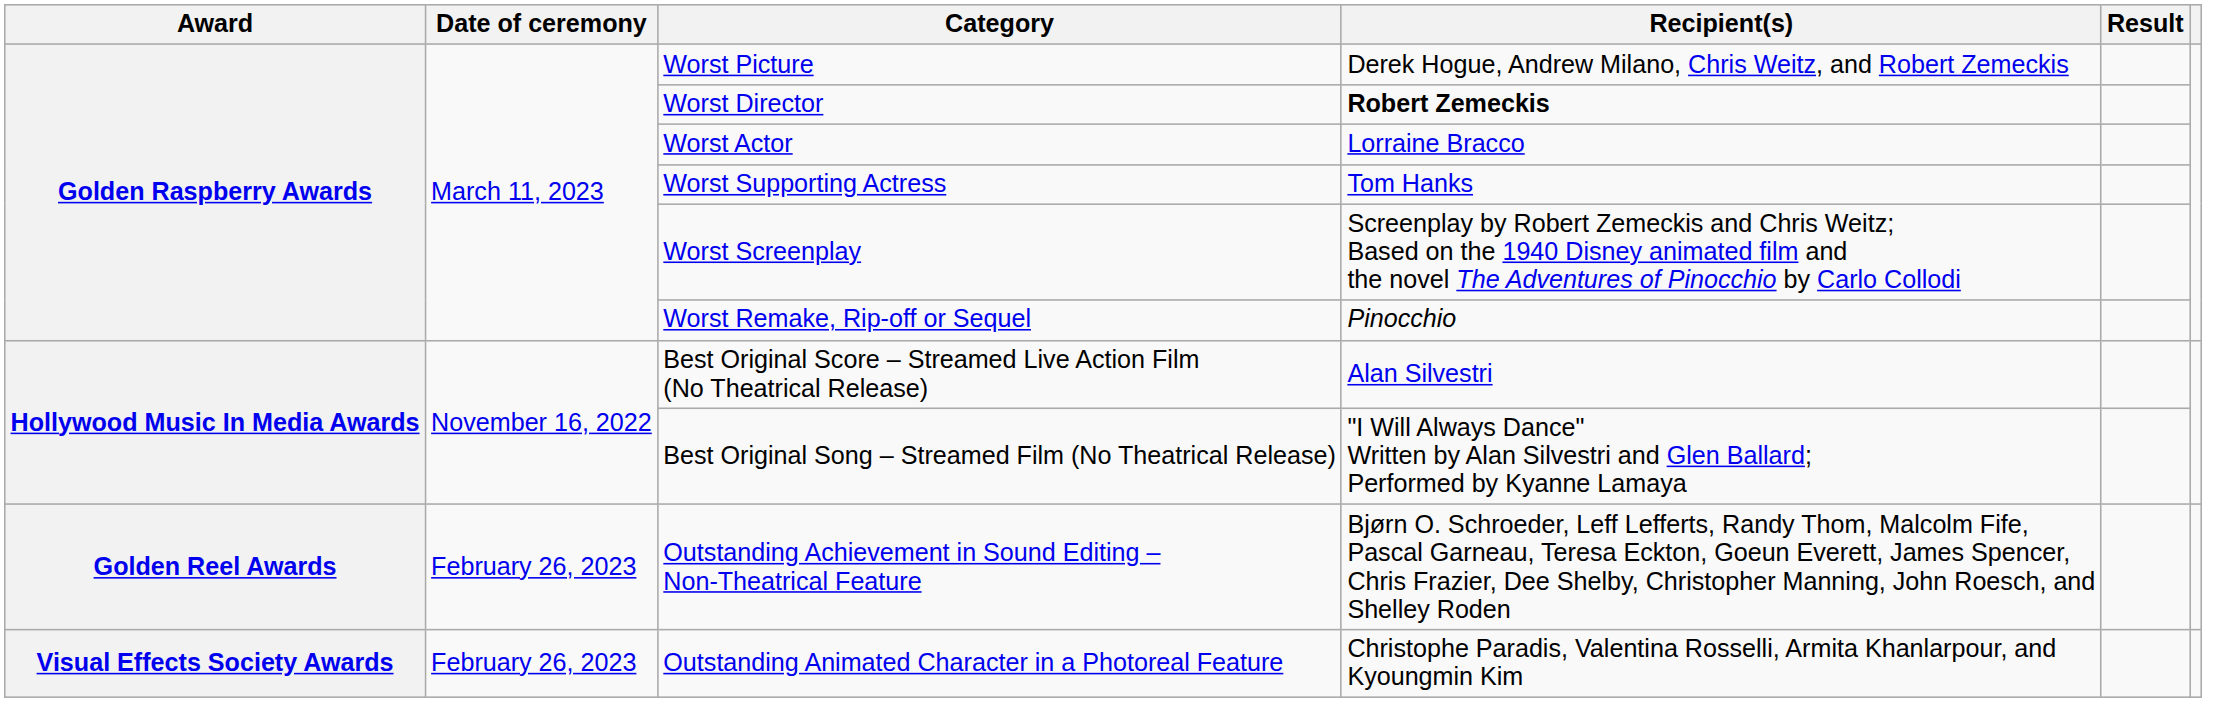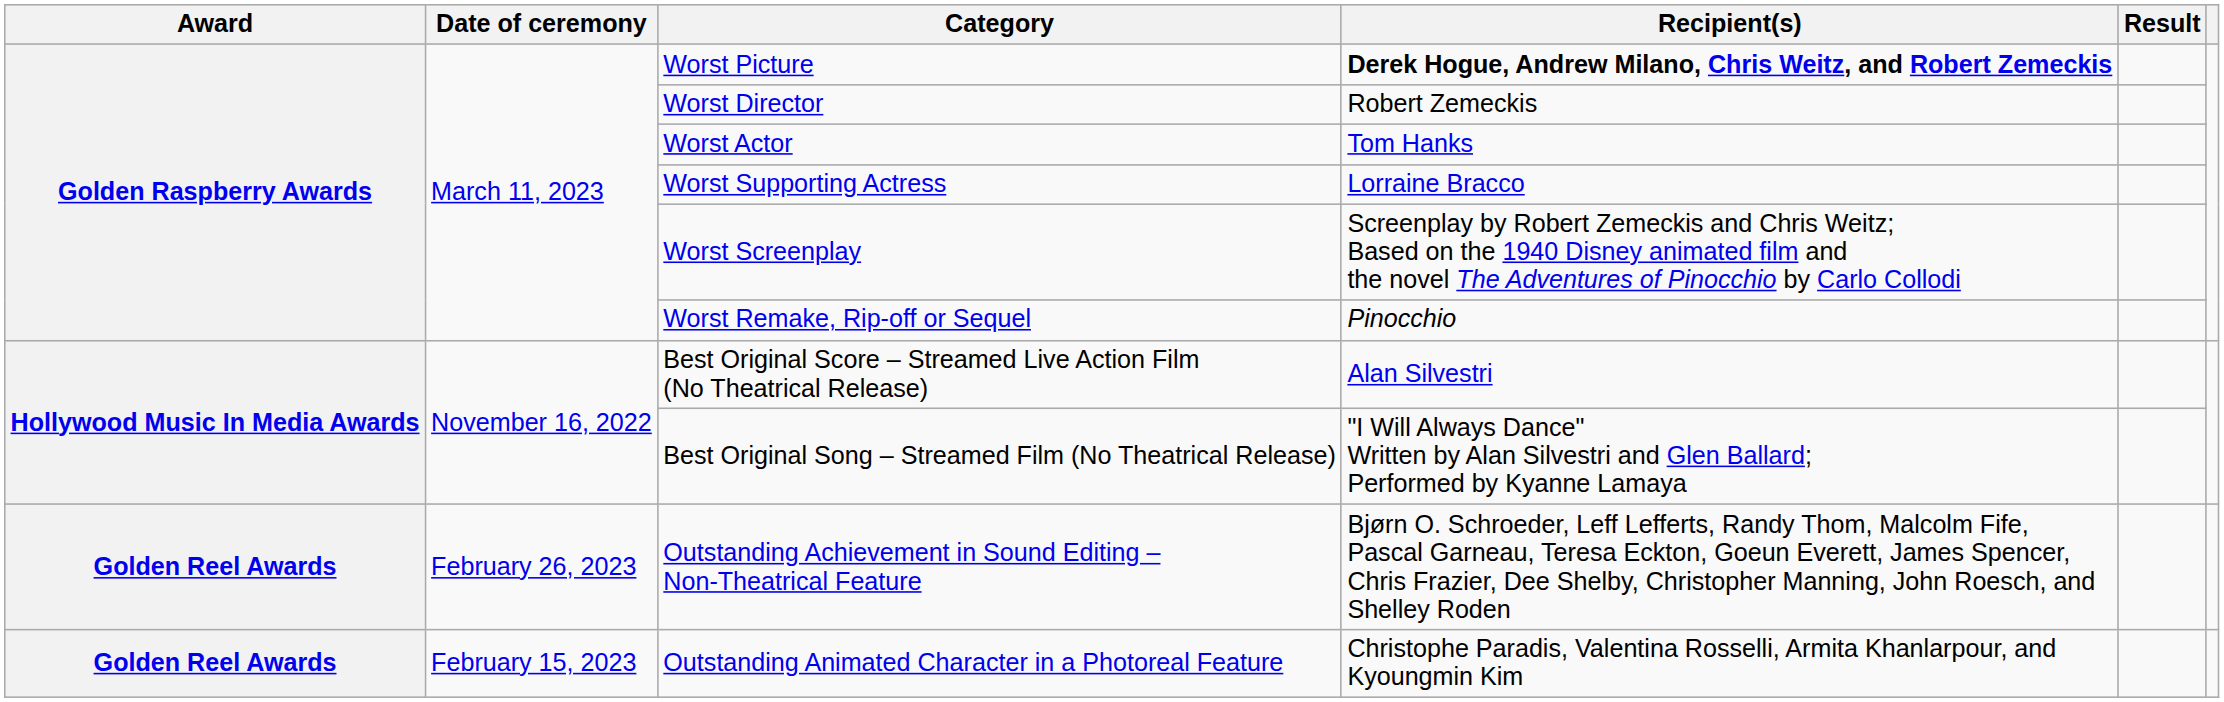(1708, 64) normal -> (1730, 64) bold
(1449, 104) bold -> (1442, 104) normal
(1436, 143) Lorraine Bracco -> (1410, 143) Tom Hanks
(1410, 183) Tom Hanks -> (1436, 183) Lorraine Bracco
(215, 663) Visual Effects Society Awards -> (215, 663) Golden Reel Awards
(534, 663) February 26, 2023 -> (534, 663) February 15, 2023
